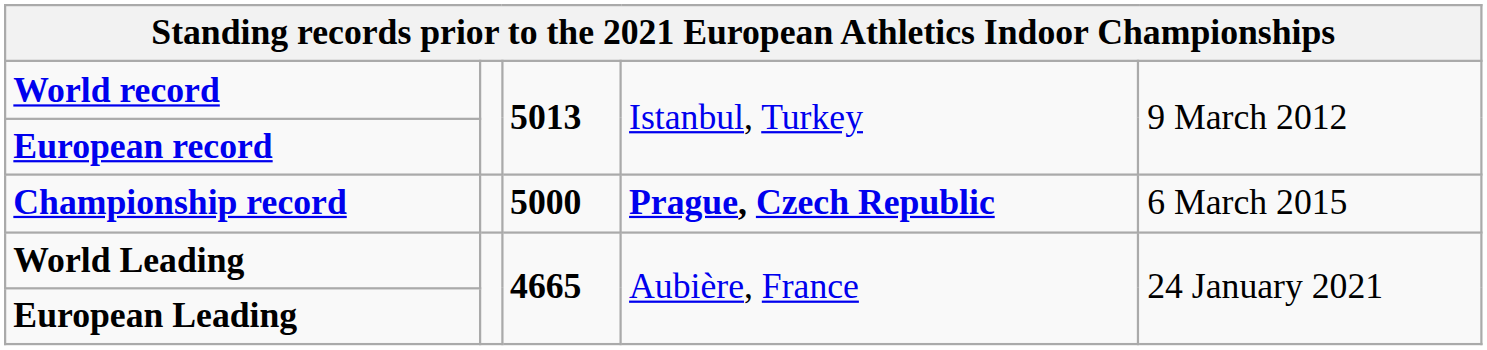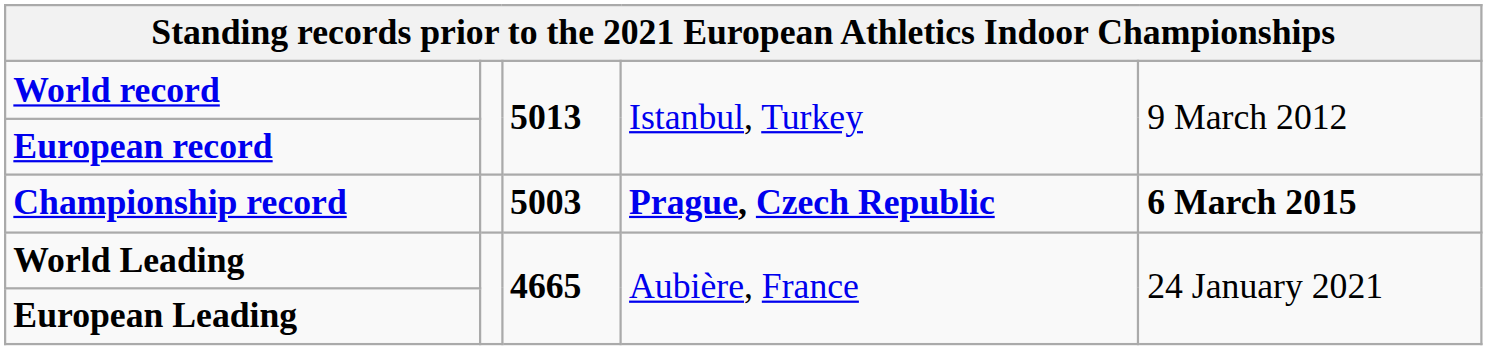(546, 202) 5000 -> (546, 202) 5003
(1247, 202) normal -> (1252, 202) bold
